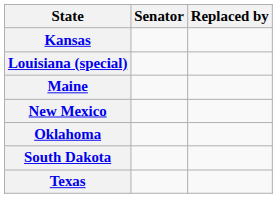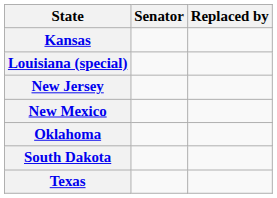- row: (68, 87)
+ row: (68, 87)
